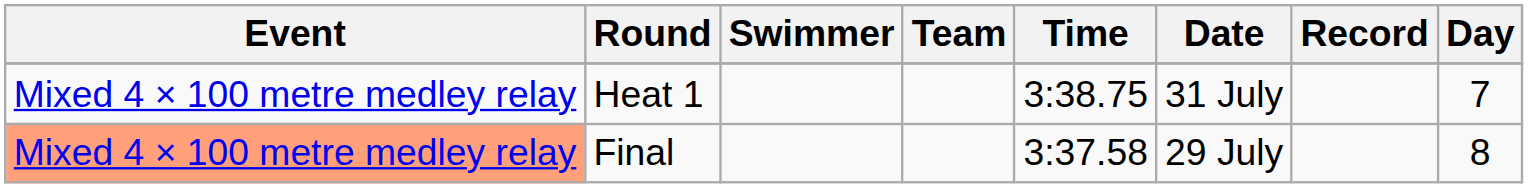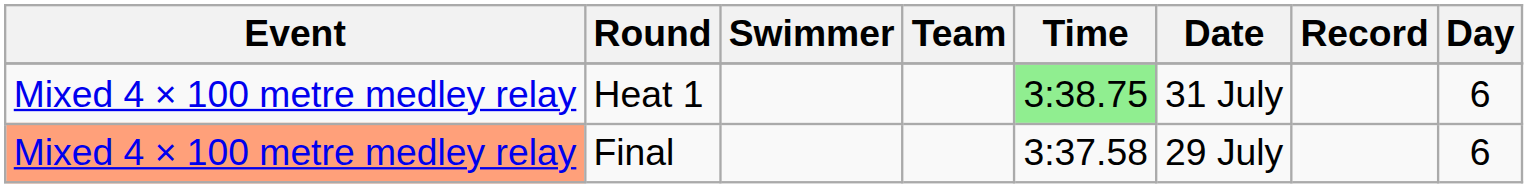(1086, 93) no background -> (1086, 93) lightgreen background
(1480, 93) 7 -> (1480, 93) 6
(1480, 152) 8 -> (1480, 152) 6
